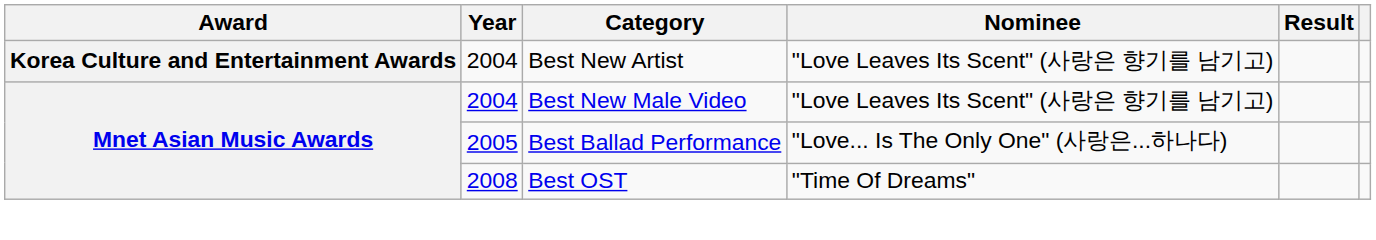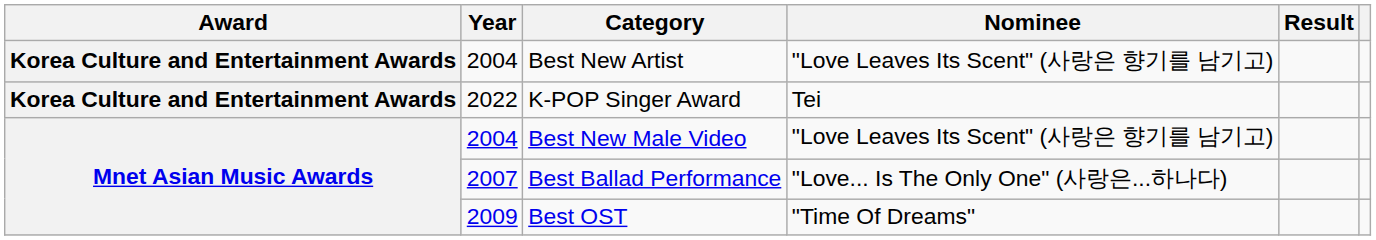+ row: (635, 99)
(492, 142) 2005 -> (492, 178) 2007
(492, 180) 2008 -> (492, 216) 2009
